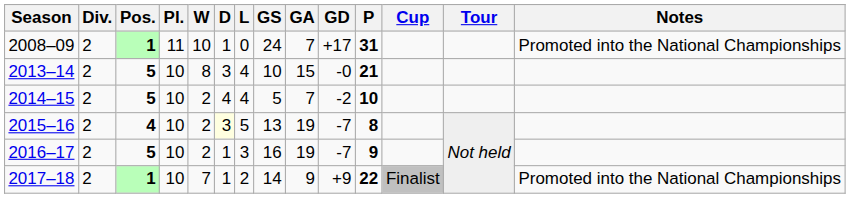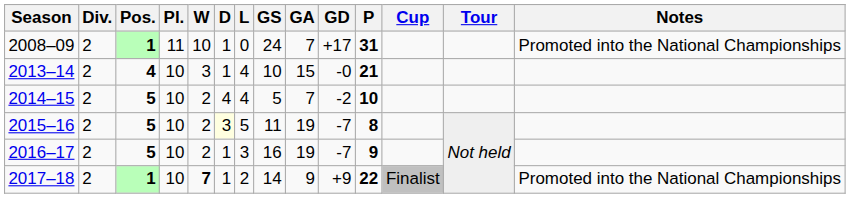(151, 71) 5 -> (151, 71) 4
(206, 71) 8 -> (206, 71) 3
(226, 71) 3 -> (226, 71) 1
(151, 125) 4 -> (151, 125) 5
(272, 125) 13 -> (273, 125) 11
(206, 179) normal -> (206, 179) bold
